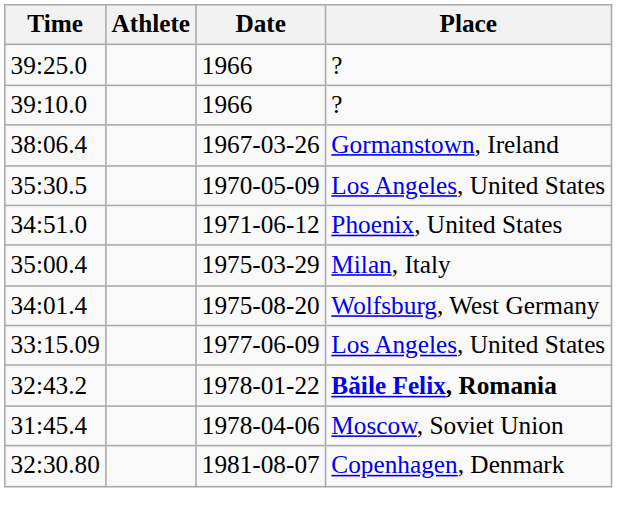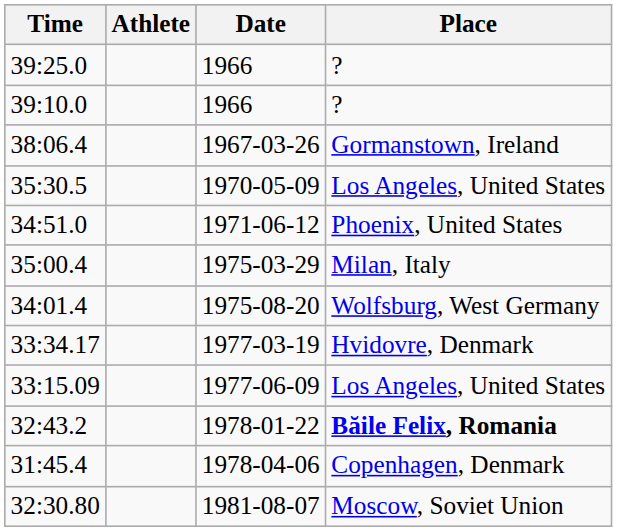+ row: (55, 345)
(447, 425) Moscow, Soviet Union -> (448, 465) Copenhagen, Denmark
(448, 465) Copenhagen, Denmark -> (447, 505) Moscow, Soviet Union
